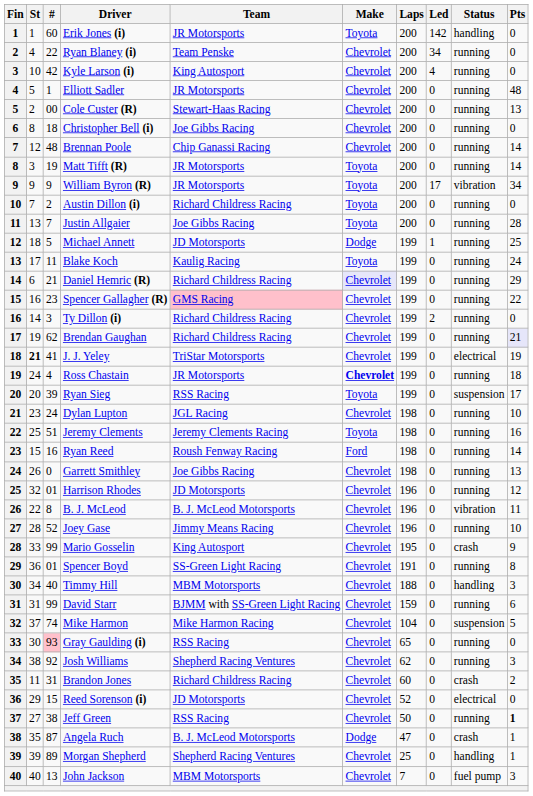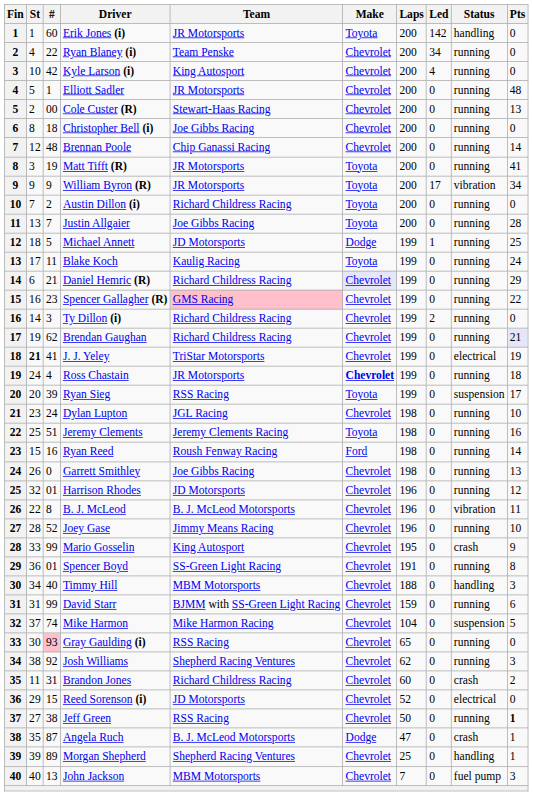(516, 166) 14 -> (516, 166) 41
